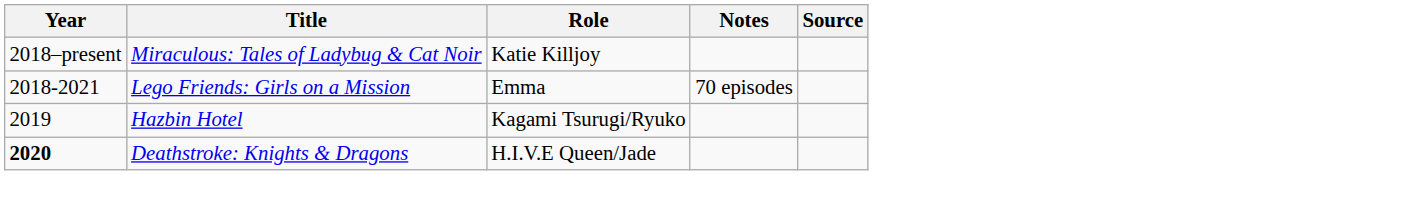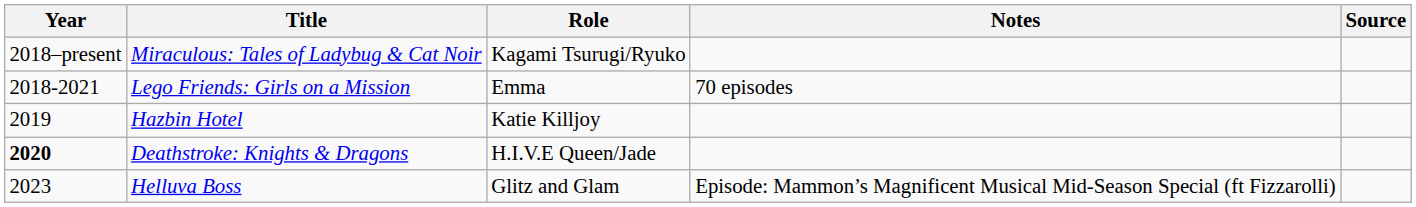(546, 53) Katie Killjoy -> (588, 53) Kagami Tsurugi/Ryuko
(588, 119) Kagami Tsurugi/Ryuko -> (546, 119) Katie Killjoy
+ row: (186, 185)
